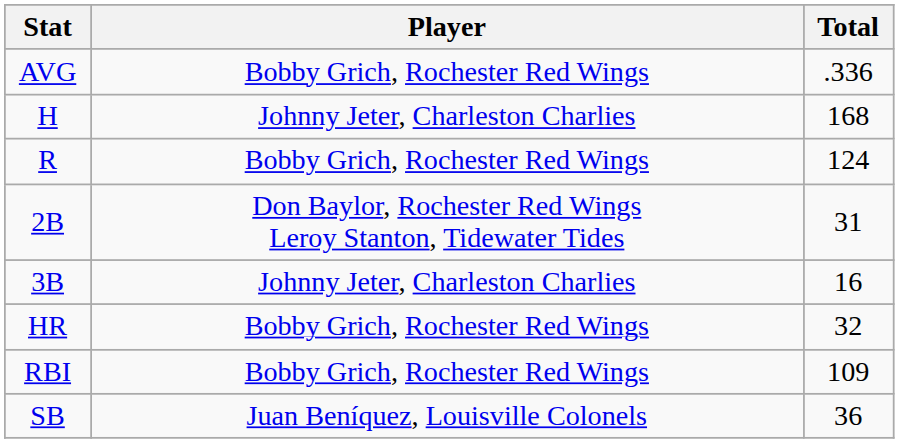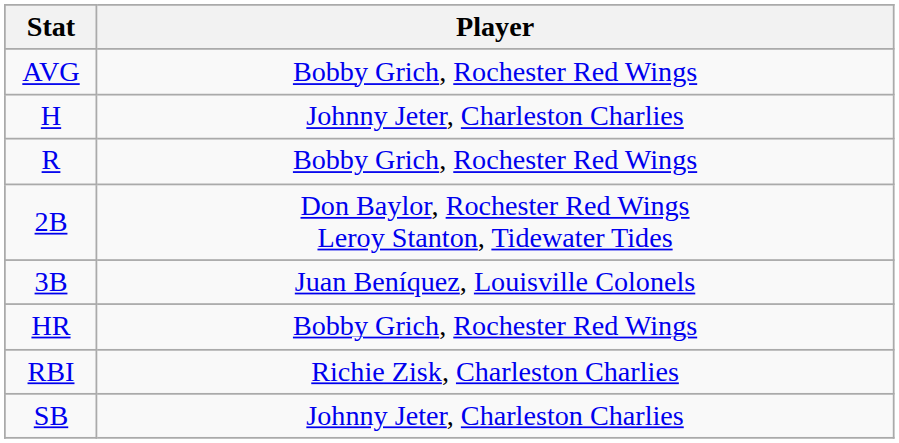- column: (848, 26)
(447, 281) Johnny Jeter, Charleston Charlies -> (495, 281) Juan Beníquez, Louisville Colonels
(447, 371) Bobby Grich, Rochester Red Wings -> (495, 371) Richie Zisk, Charleston Charlies
(447, 415) Juan Beníquez, Louisville Colonels -> (495, 415) Johnny Jeter, Charleston Charlies
